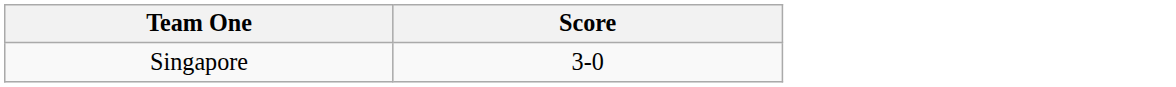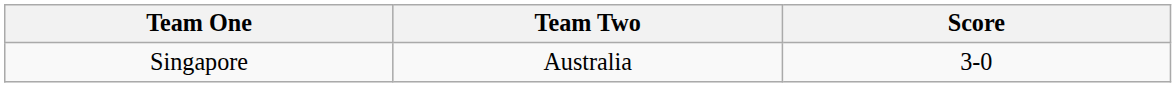+ column: (588, 23)
